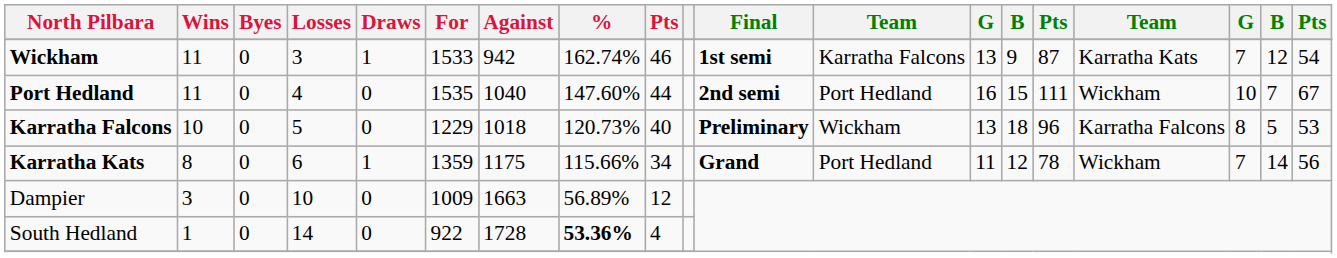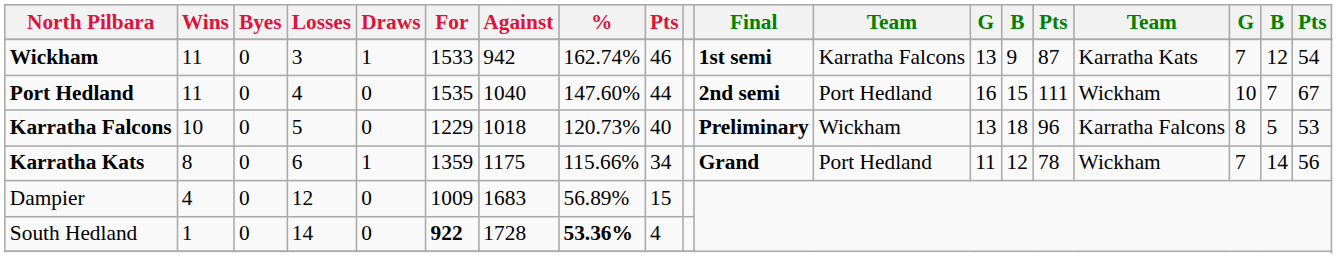(187, 197) 3 -> (187, 197) 4
(302, 197) 10 -> (302, 197) 12
(505, 197) 1663 -> (505, 197) 1683
(661, 197) 12 -> (661, 197) 15
(447, 233) normal -> (447, 233) bold
